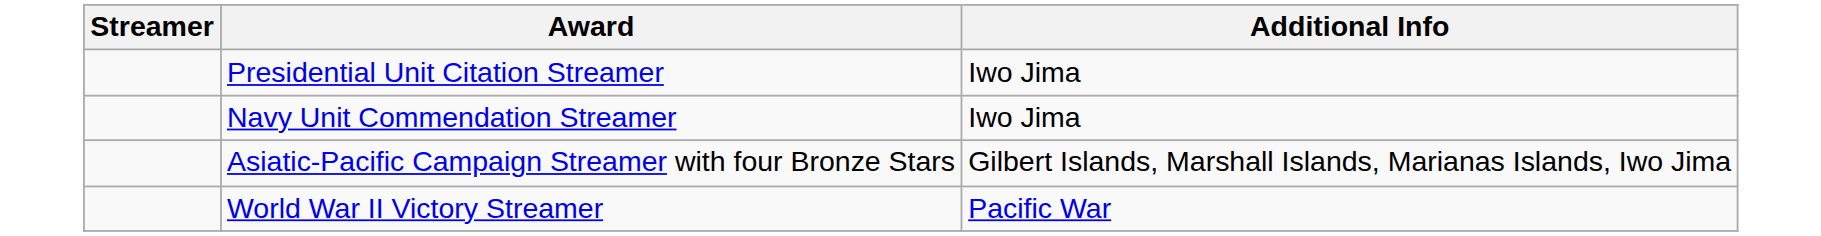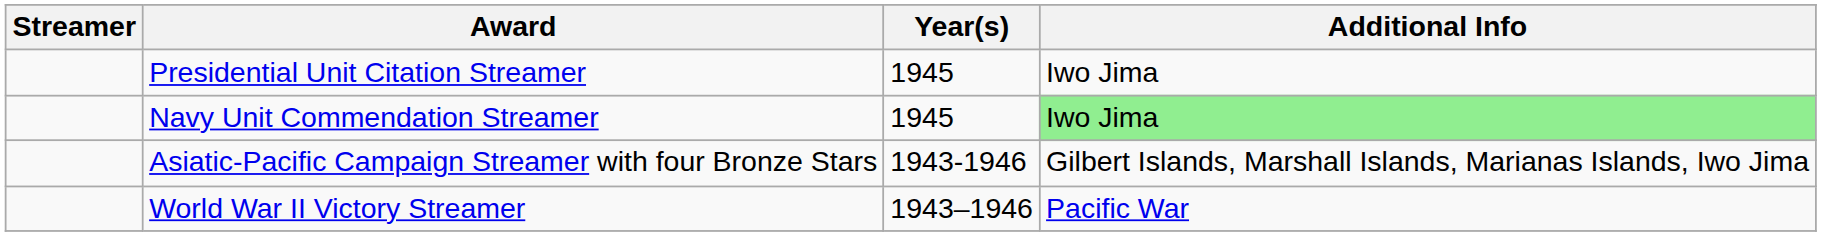+ column: (962, 27)
(1024, 117) no background -> (1102, 117) lightgreen background
